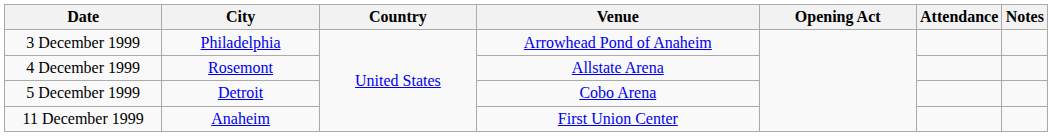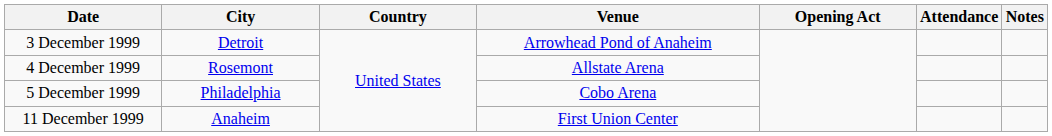(241, 42) Philadelphia -> (241, 42) Detroit
(241, 93) Detroit -> (241, 93) Philadelphia
